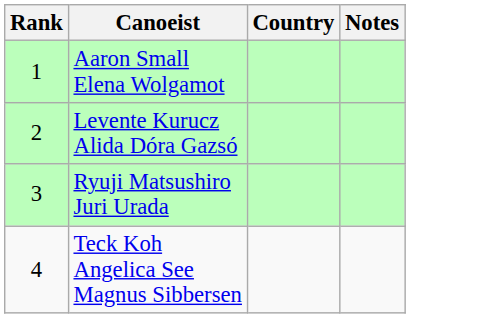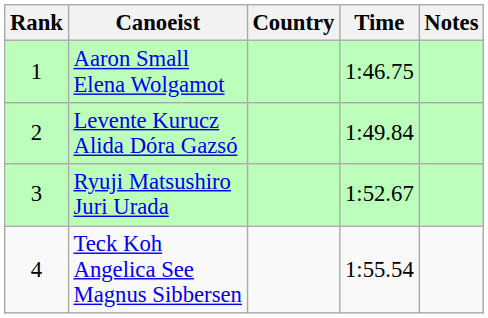+ column: (379, 22)
